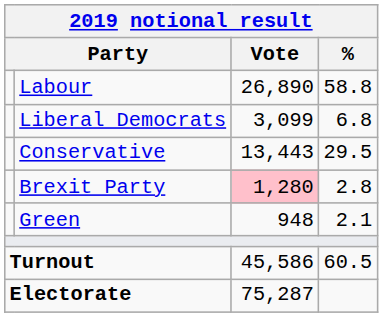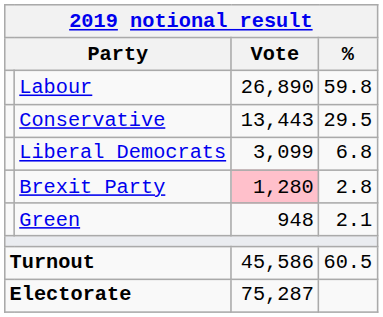(348, 87) 58.8 -> (348, 87) 59.8
rows swapped: (92, 154) <-> (123, 120)
